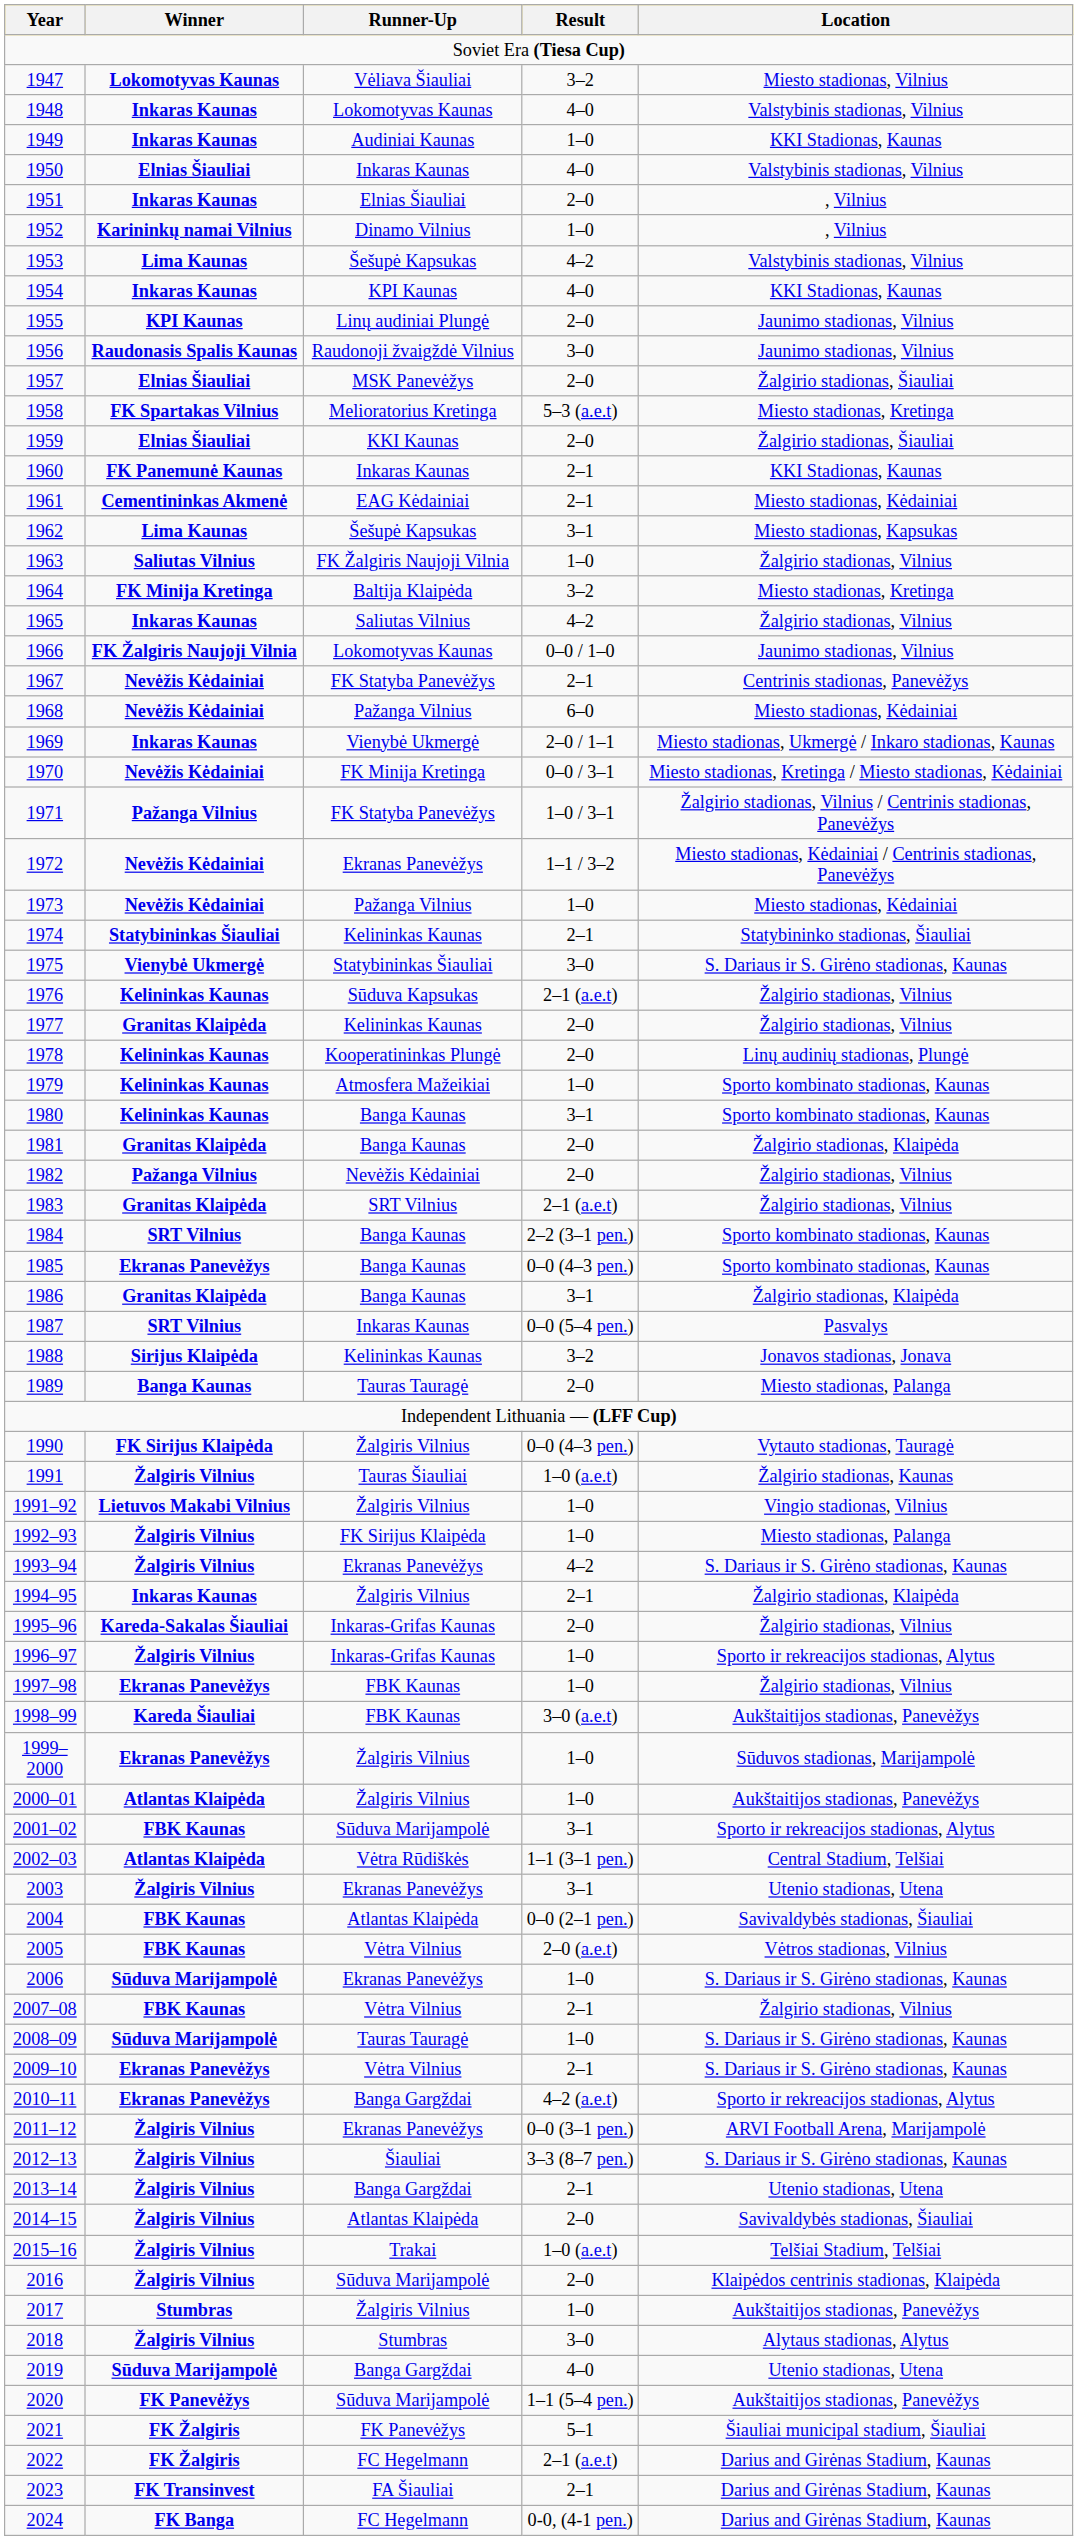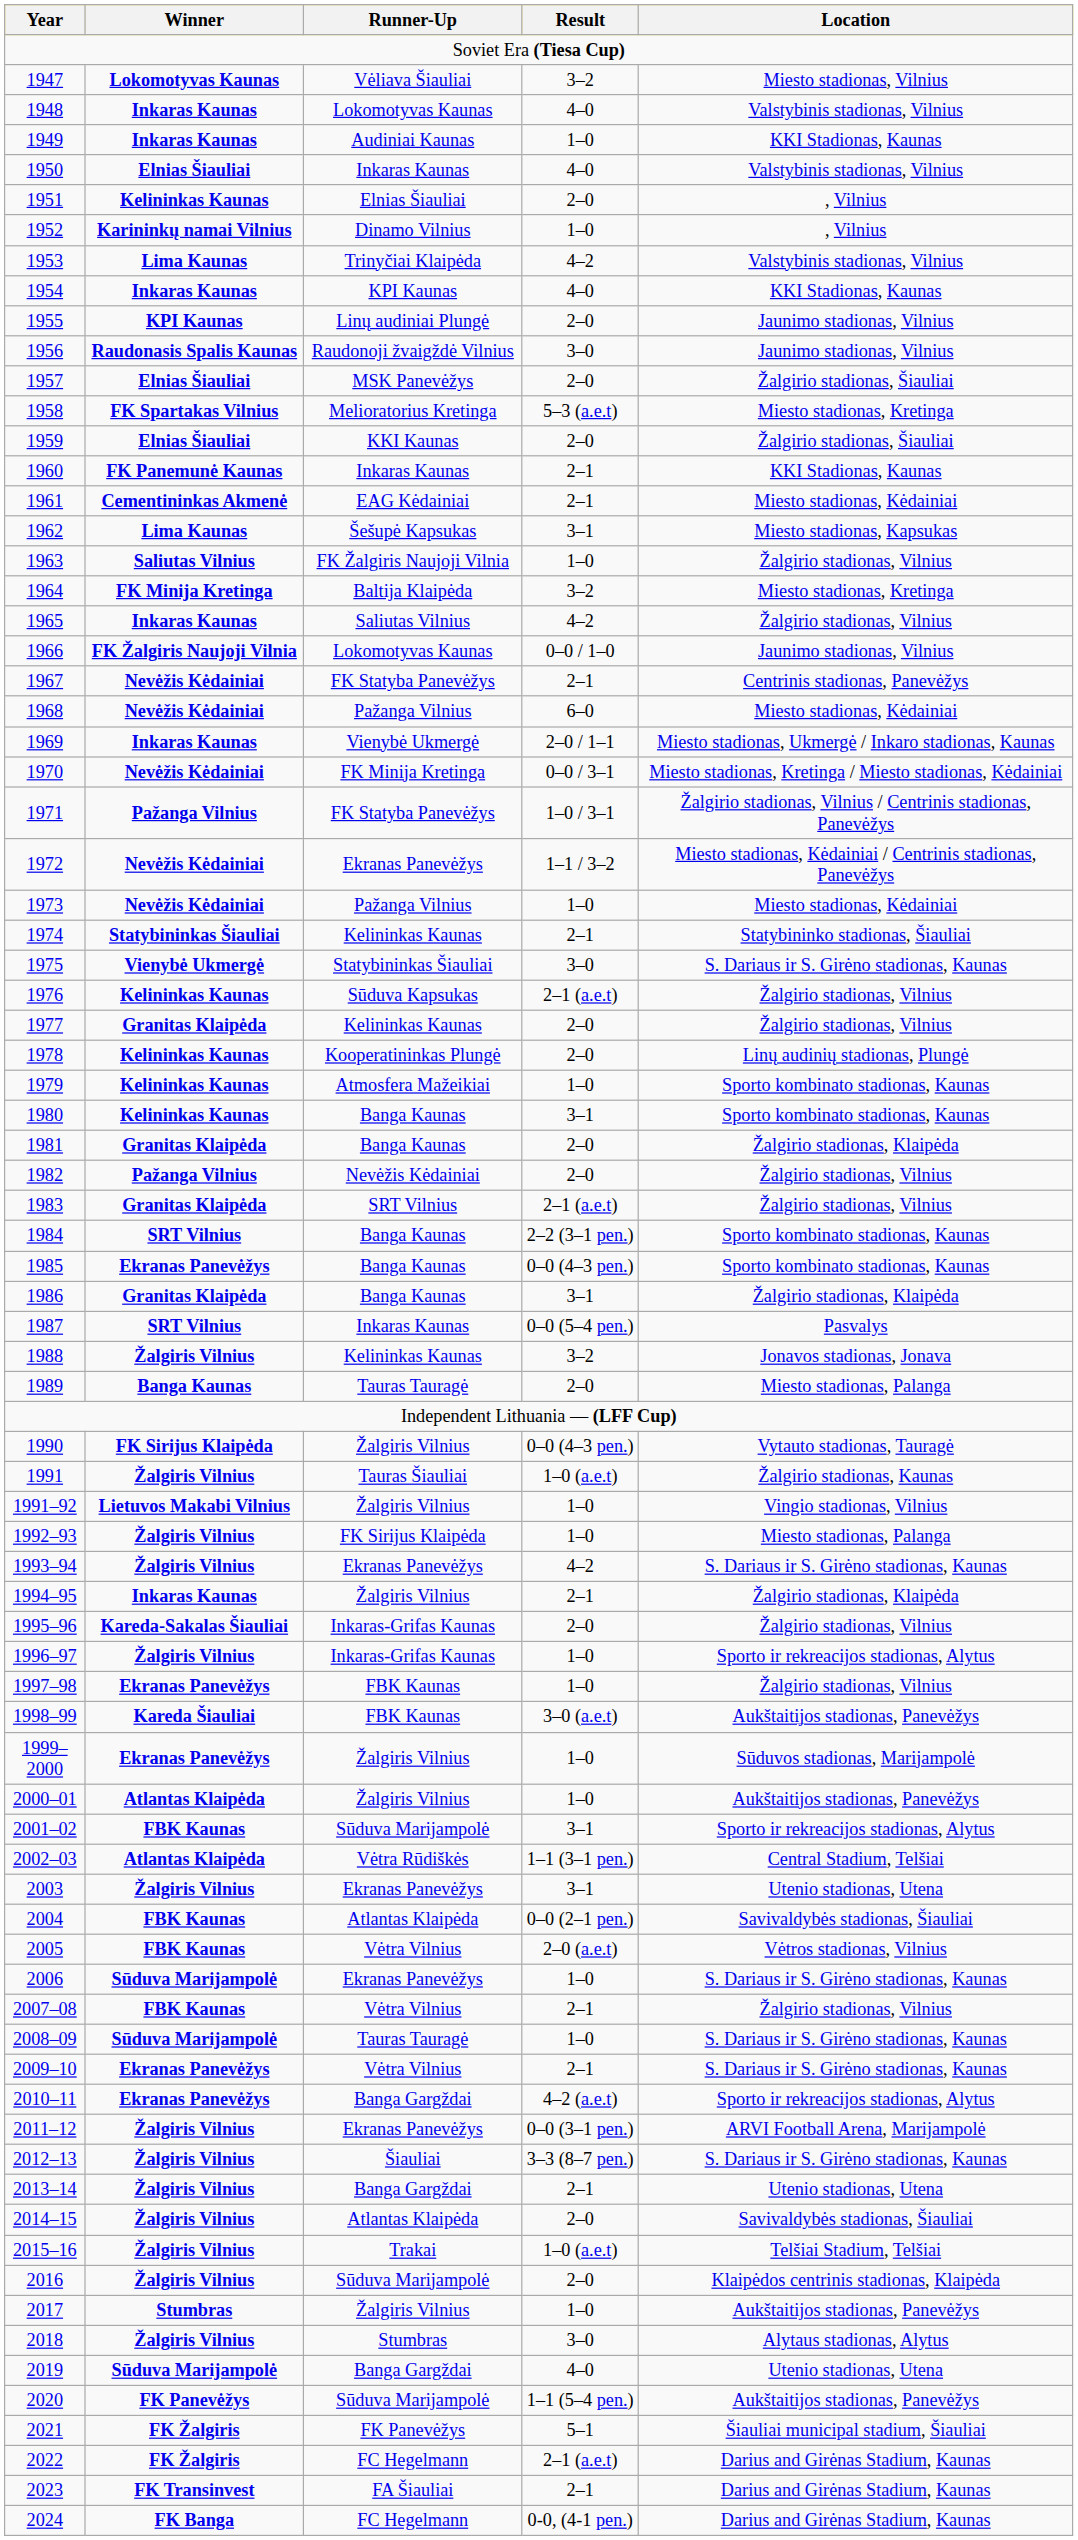(194, 200) Inkaras Kaunas -> (194, 200) Kelininkas Kaunas
(413, 260) Šešupė Kapsukas -> (413, 260) Trinyčiai Klaipėda
(194, 1356) Sirijus Klaipėda -> (194, 1356) Žalgiris Vilnius
